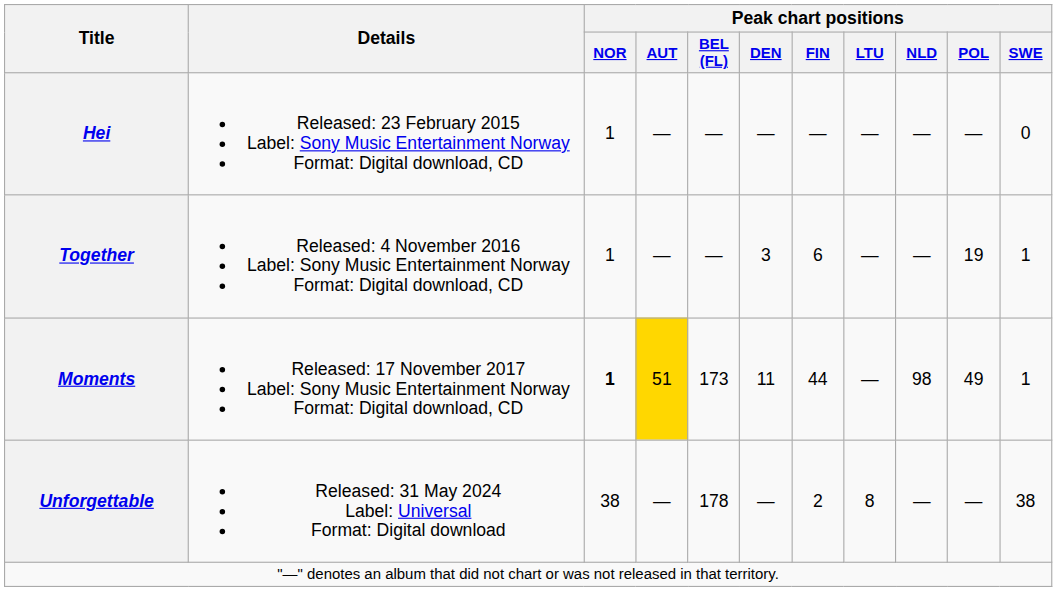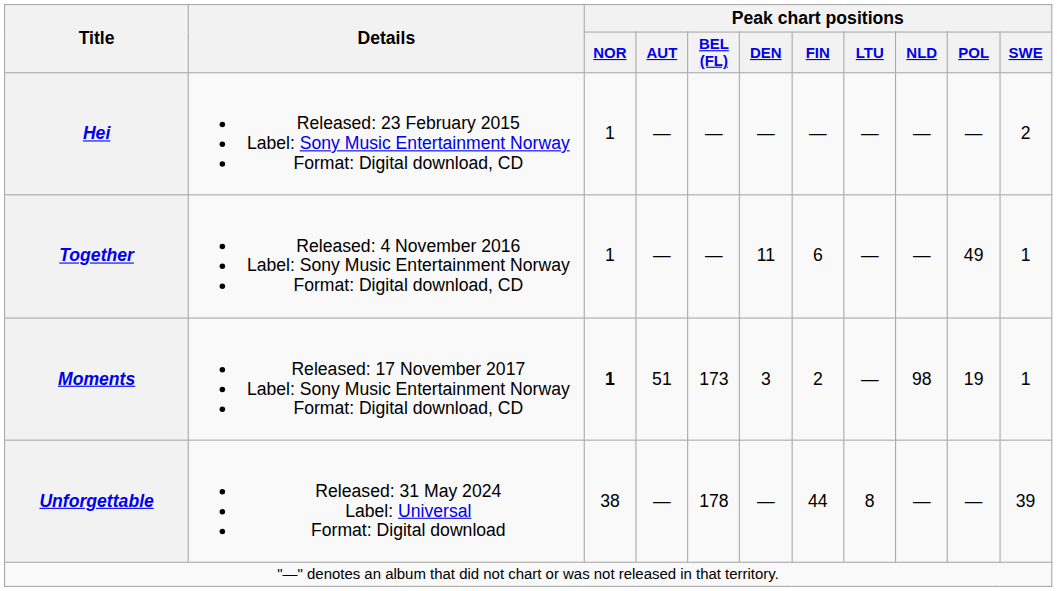(1026, 133) 0 -> (1026, 133) 2
(766, 256) 3 -> (766, 256) 11
(974, 256) 19 -> (974, 256) 49
(662, 378) gold background -> (662, 378) no background
(766, 378) 11 -> (766, 378) 3
(818, 378) 44 -> (818, 378) 2
(974, 378) 49 -> (974, 378) 19
(818, 501) 2 -> (818, 501) 44
(1026, 501) 38 -> (1026, 501) 39
